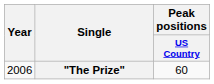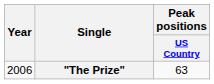(182, 70) 60 -> (182, 70) 63
